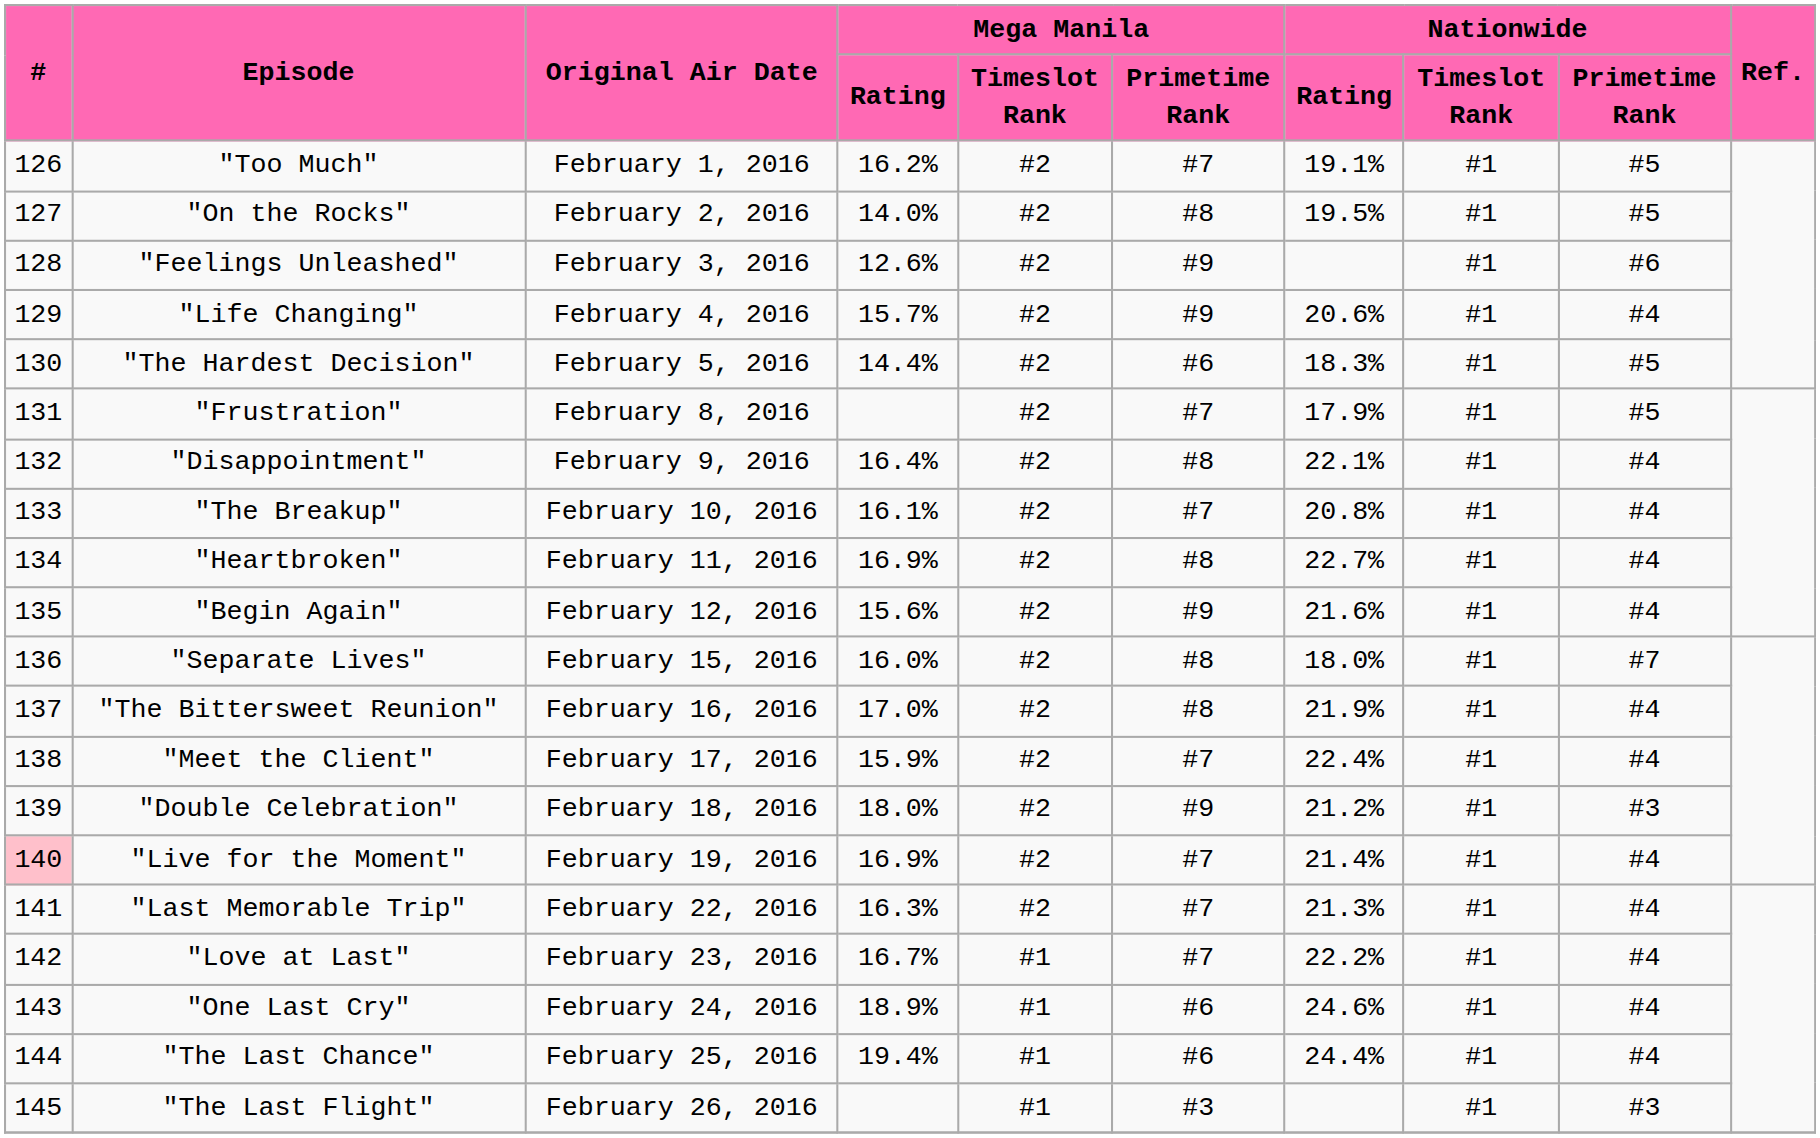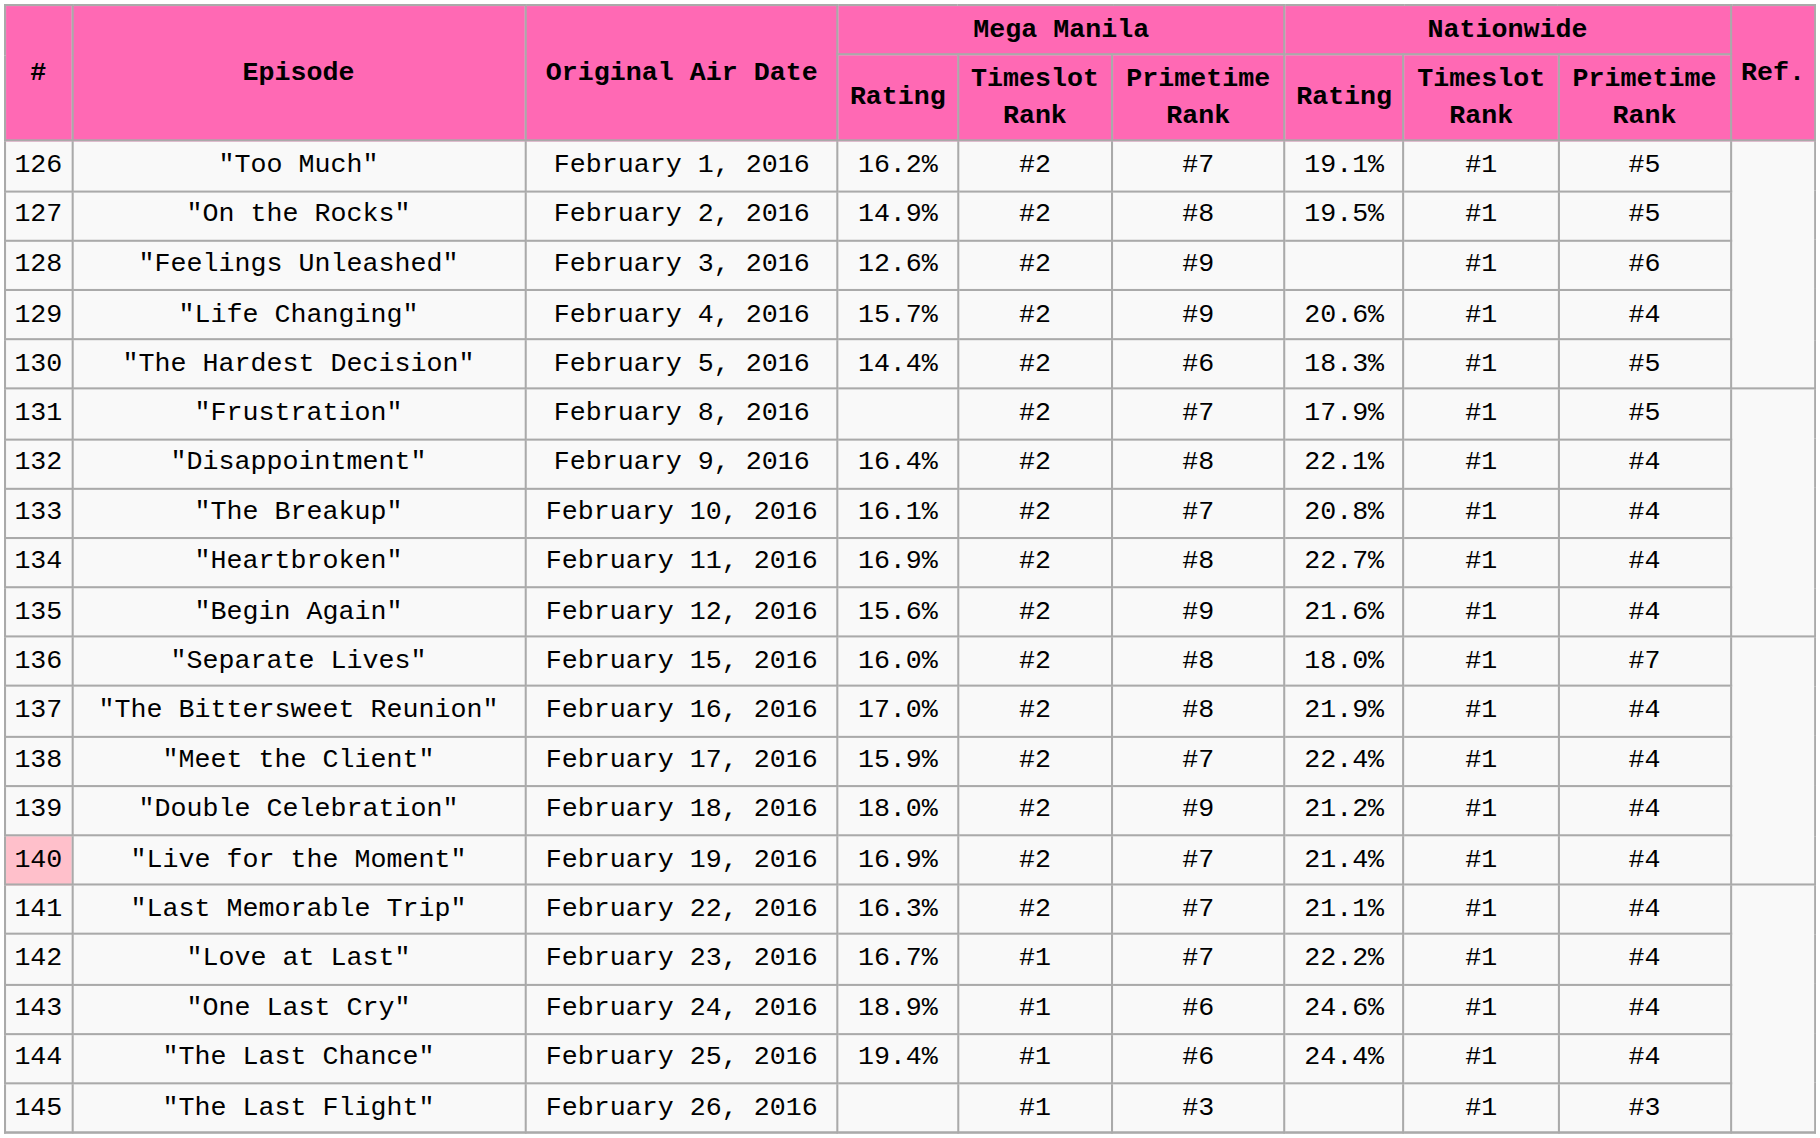(898, 214) 14.0% -> (898, 214) 14.9%
(1645, 809) #3 -> (1645, 809) #4
(1344, 909) 21.3% -> (1344, 909) 21.1%
